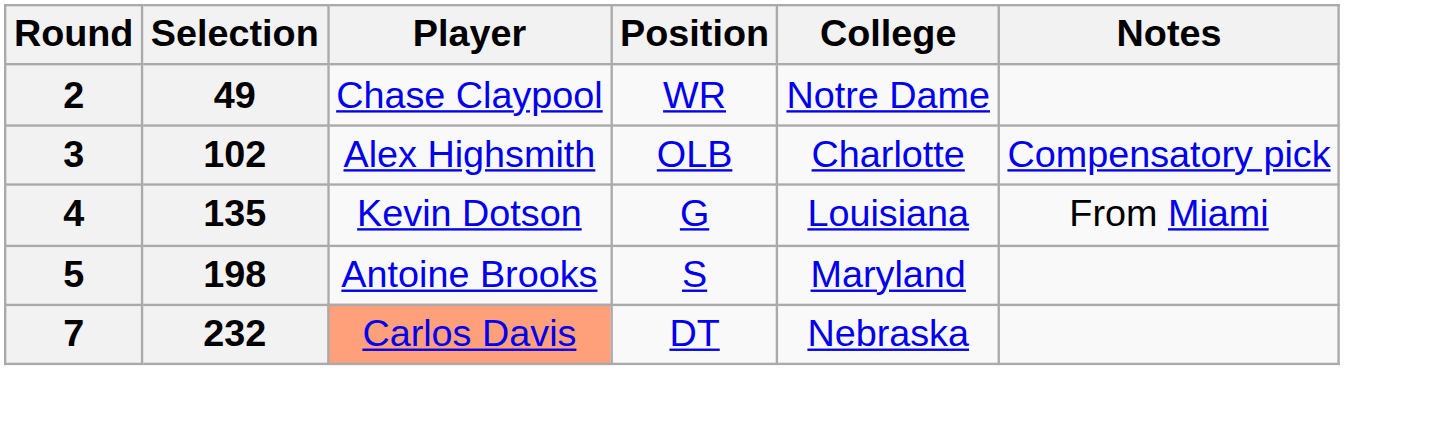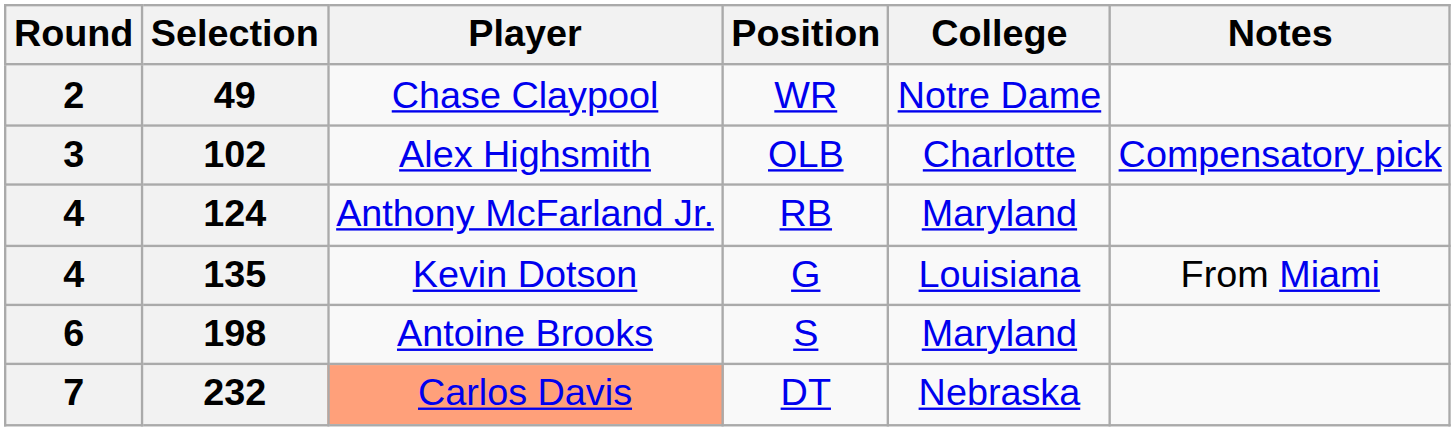+ row: (235, 214)
(74, 273) 5 -> (74, 333) 6
